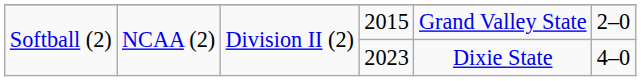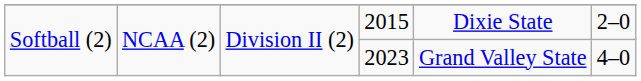(503, 22) Grand Valley State -> (503, 22) Dixie State
(503, 57) Dixie State -> (503, 57) Grand Valley State
